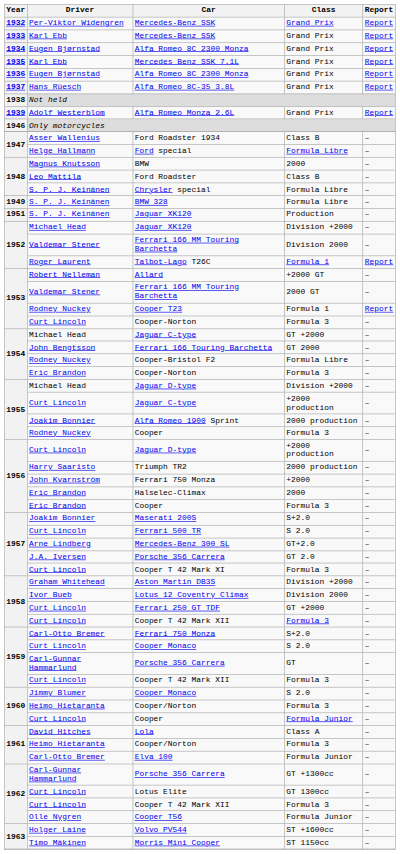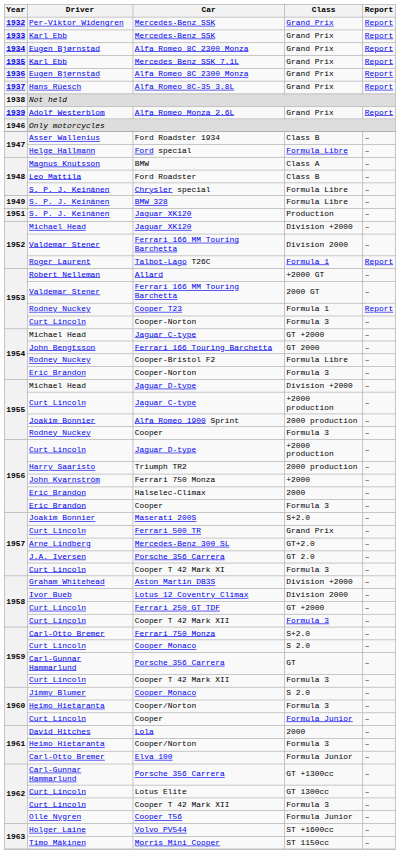(296, 164) 2000 -> (303, 164) Class A
(298, 532) S 2.0 -> (310, 532) Grand Prix
(303, 732) Class A -> (296, 732) 2000
